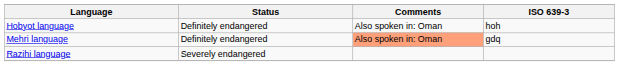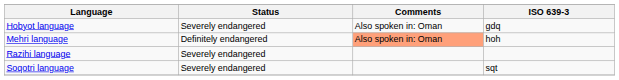(224, 26) Definitely endangered -> (223, 26) Severely endangered
(493, 26) hoh -> (493, 26) gdq
(493, 40) gdq -> (493, 40) hoh
+ row: (40, 68)
